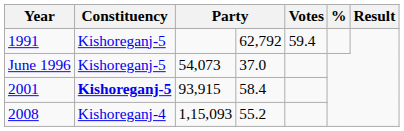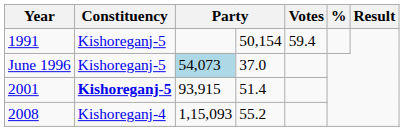(260, 41) 62,792 -> (260, 41) 50,154
(200, 65) no background -> (200, 65) lightblue background
(253, 89) 58.4 -> (253, 89) 51.4
